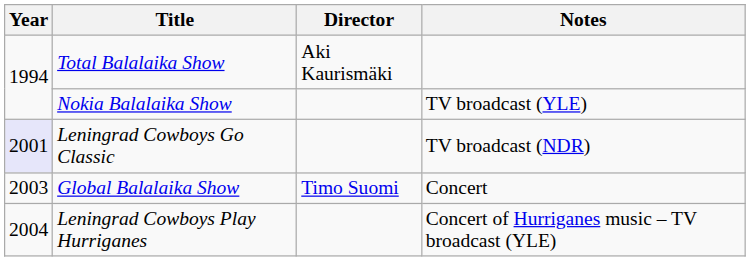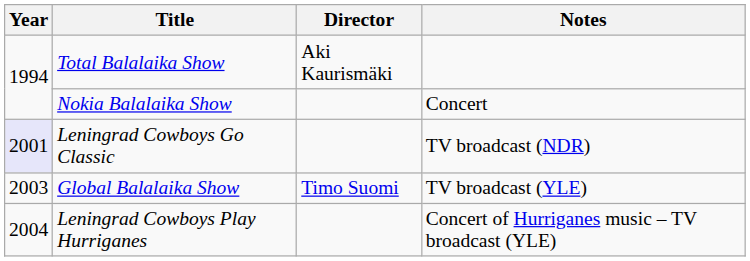(506, 103) TV broadcast (YLE) -> (457, 103) Concert
(457, 187) Concert -> (506, 187) TV broadcast (YLE)
